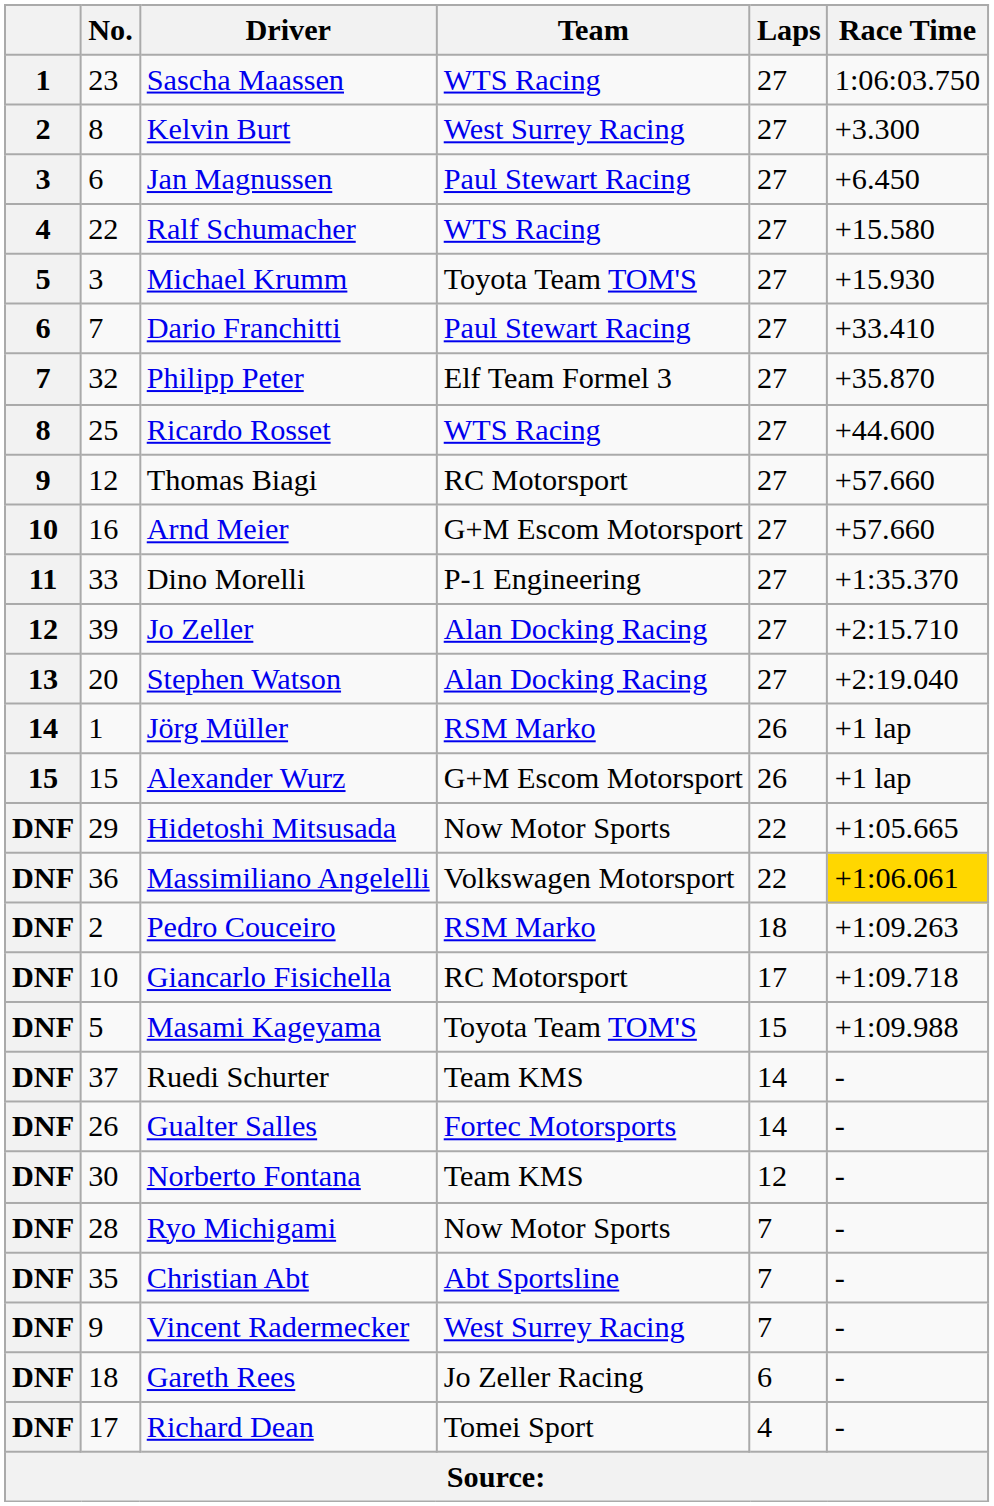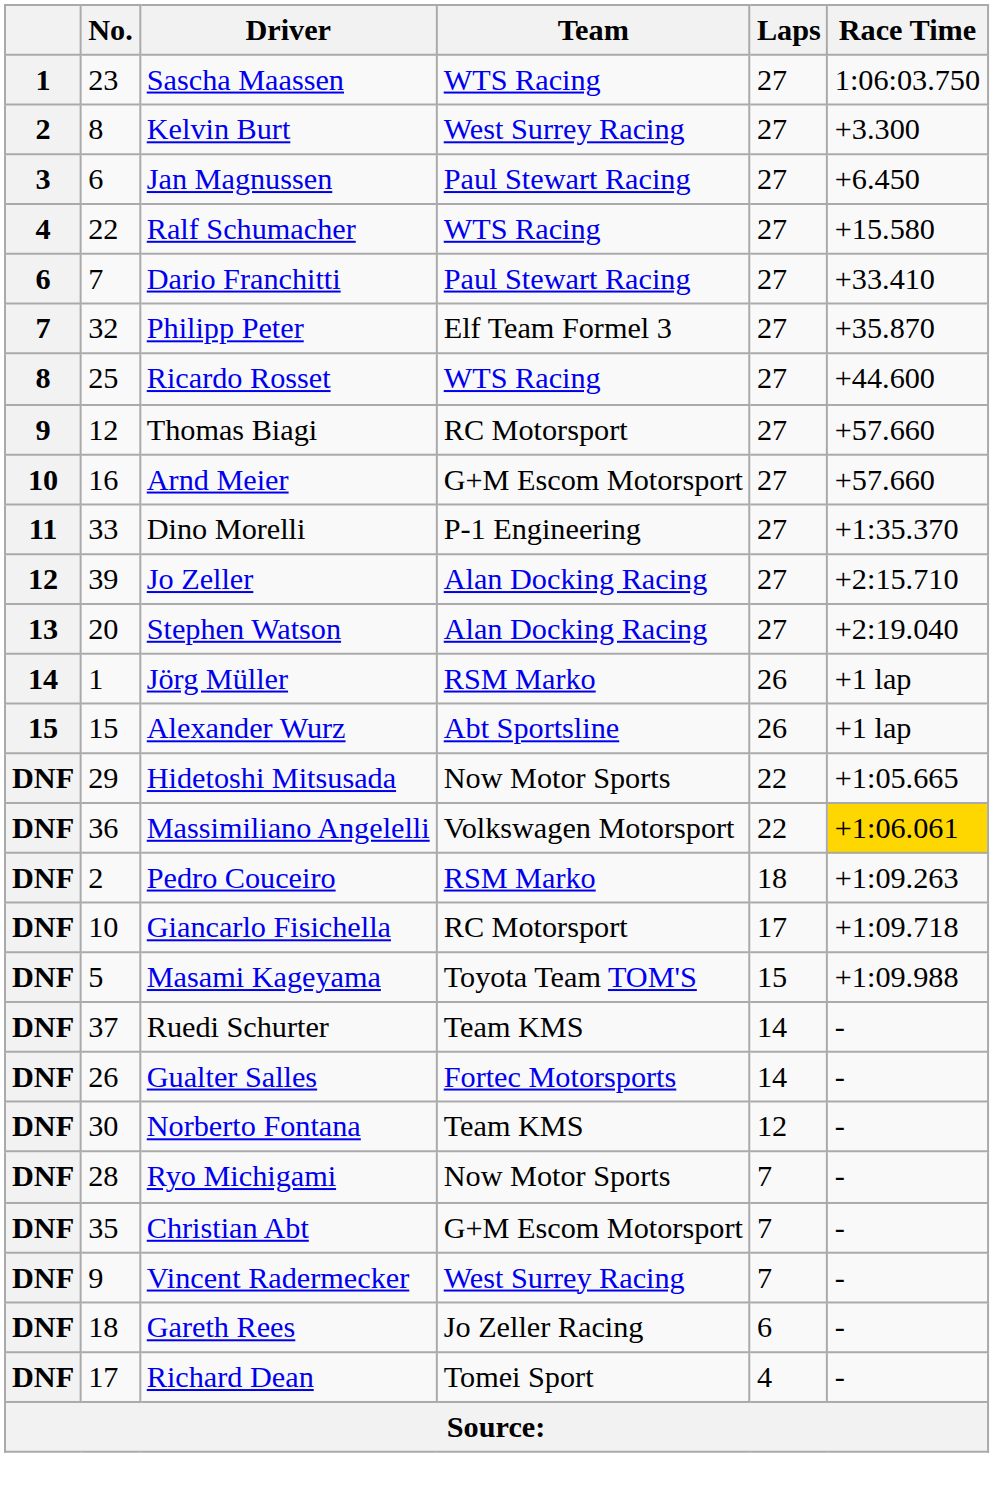- row: (247, 278)
(593, 777) G+M Escom Motorsport -> (531, 727) Abt Sportsline
(531, 1276) Abt Sportsline -> (593, 1226) G+M Escom Motorsport
